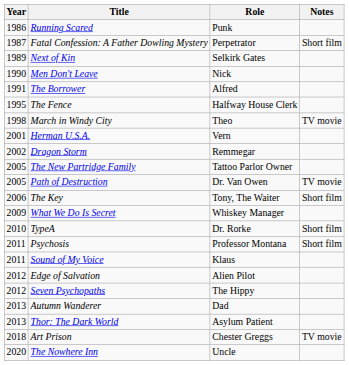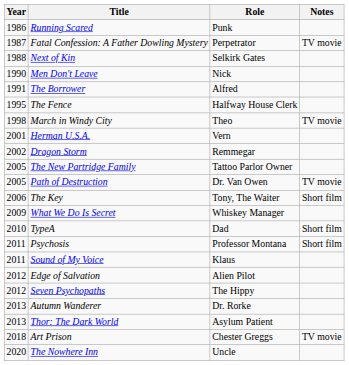(322, 43) Short film -> (322, 43) TV movie
(16, 58) 1989 -> (16, 58) 1988
(232, 228) Dr. Rorke -> (220, 228) Dad
(220, 306) Dad -> (232, 306) Dr. Rorke
